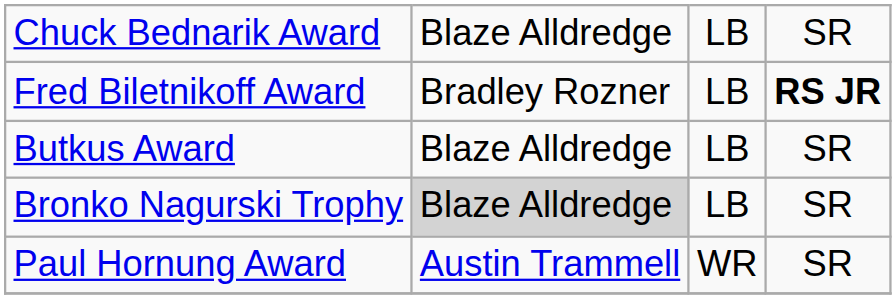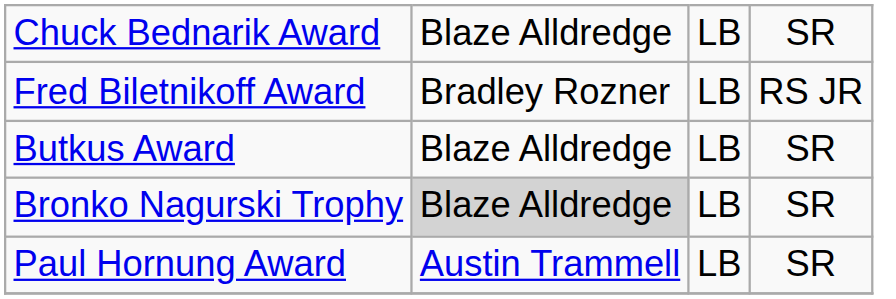(828, 90) bold -> (811, 90) normal
(727, 263) WR -> (719, 263) LB
